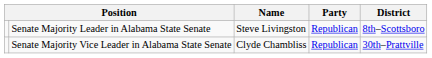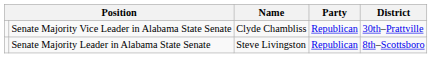rows swapped: (111, 28) <-> (121, 45)
